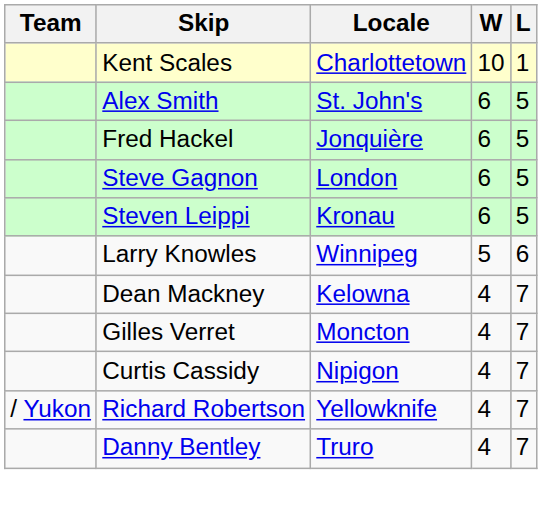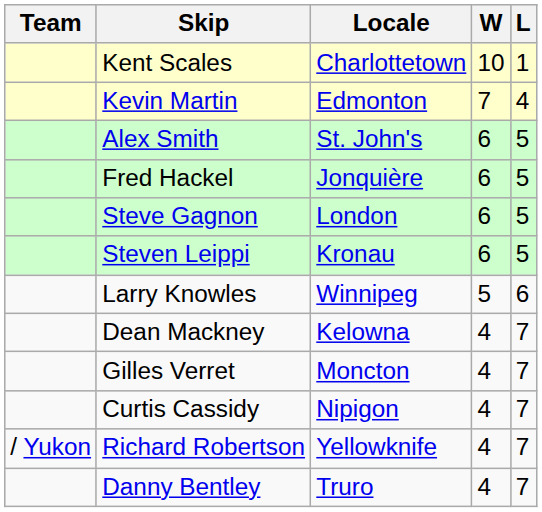+ row: (170, 100)
